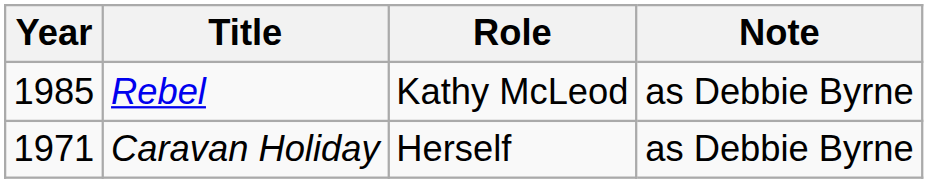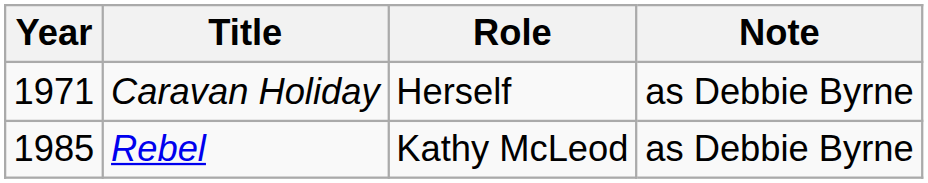rows swapped: (245, 148) <-> (159, 90)
